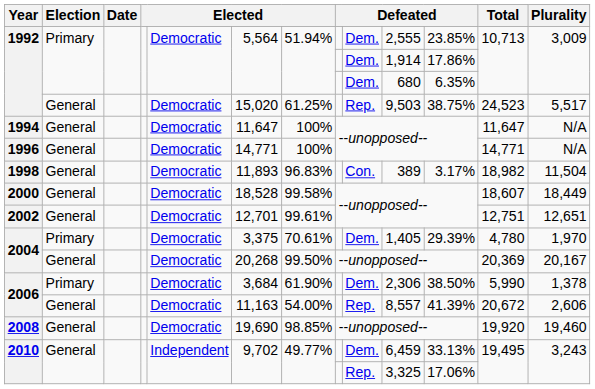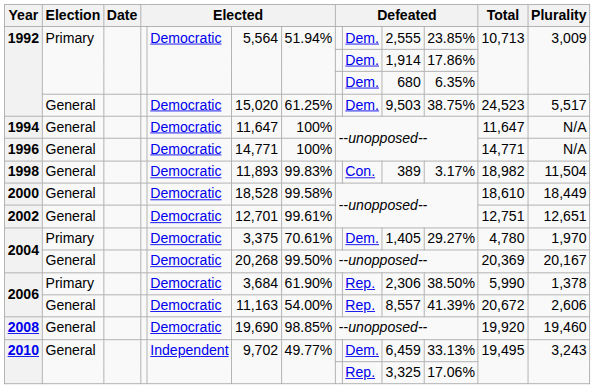(360, 104) Rep. -> (362, 104) Dem.
(308, 171) 96.83% -> (308, 171) 99.83%
(503, 194) 18,607 -> (503, 194) 18,610
(451, 238) 29.39% -> (451, 238) 29.27%
(362, 283) Dem. -> (360, 283) Rep.
